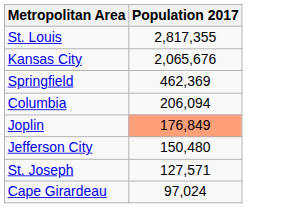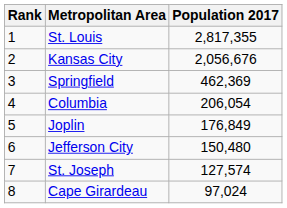+ column: (25, 15)
(185, 59) 2,065,676 -> (226, 59) 2,056,676
(185, 103) 206,094 -> (226, 103) 206,054
(185, 125) lightsalmon background -> (226, 125) no background
(185, 170) 127,571 -> (226, 170) 127,574
